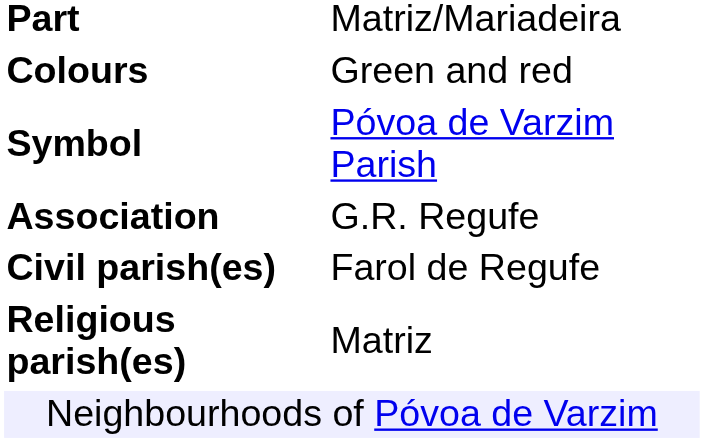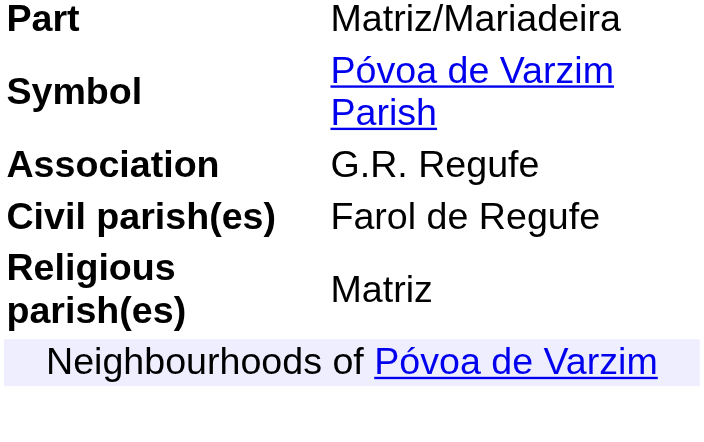- row: (77, 70)
